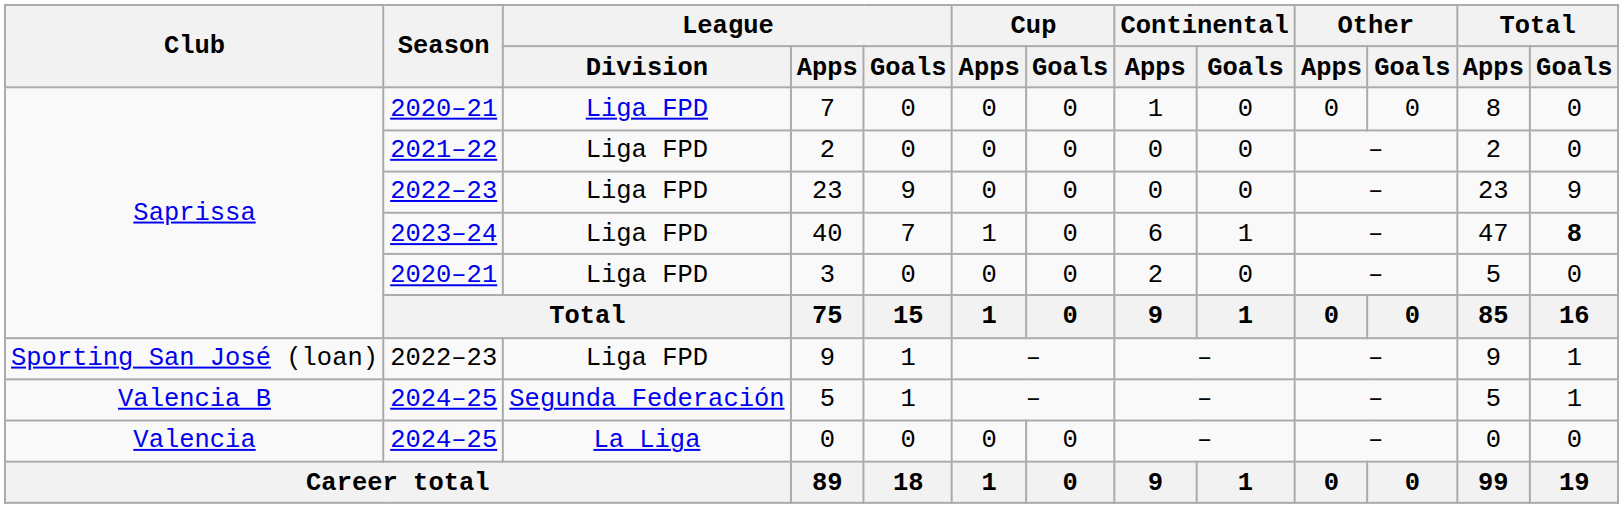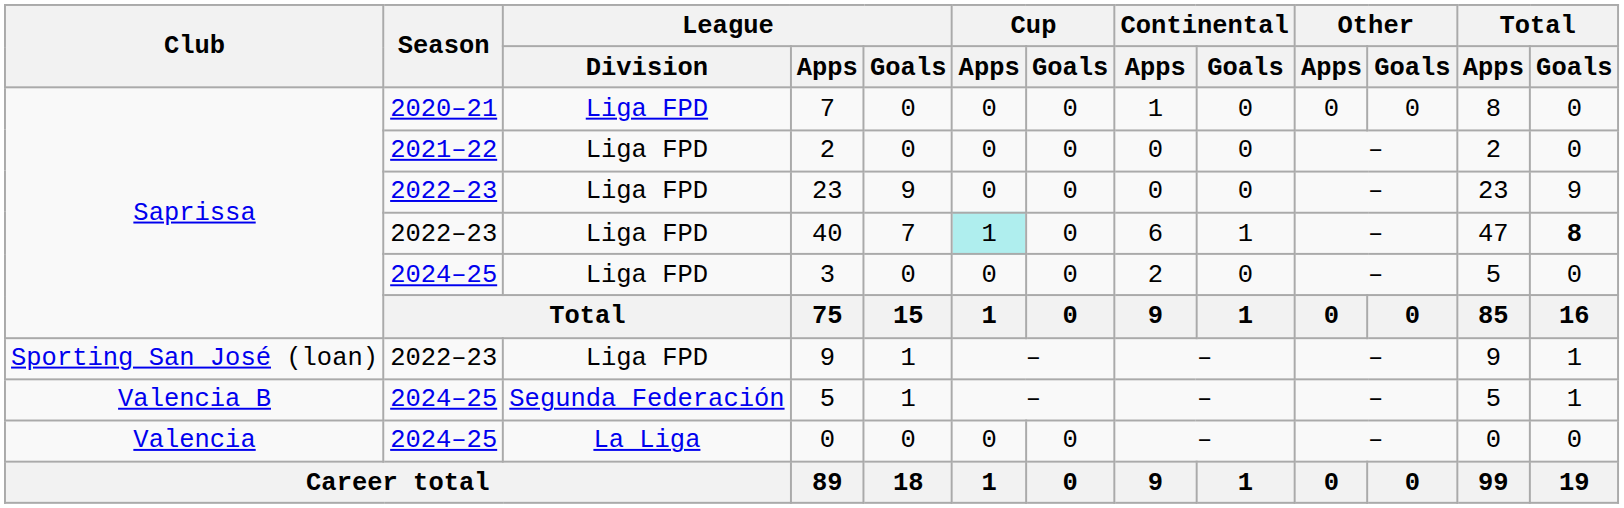(444, 233) 2023–24 -> (444, 233) 2022–23
(989, 233) no background -> (989, 233) paleturquoise background
(444, 275) 2020–21 -> (444, 275) 2024–25
